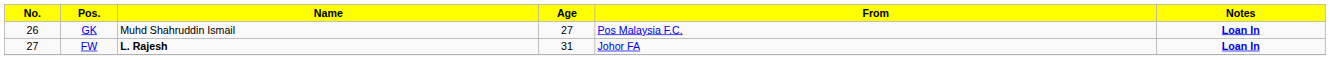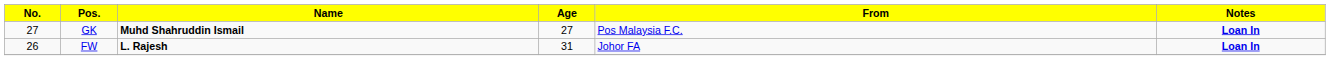(32, 30) 26 -> (32, 30) 27
(178, 30) normal -> (182, 30) bold
(32, 47) 27 -> (32, 47) 26
